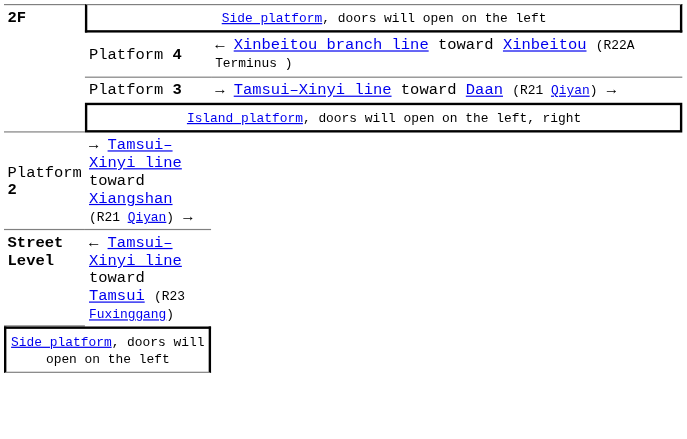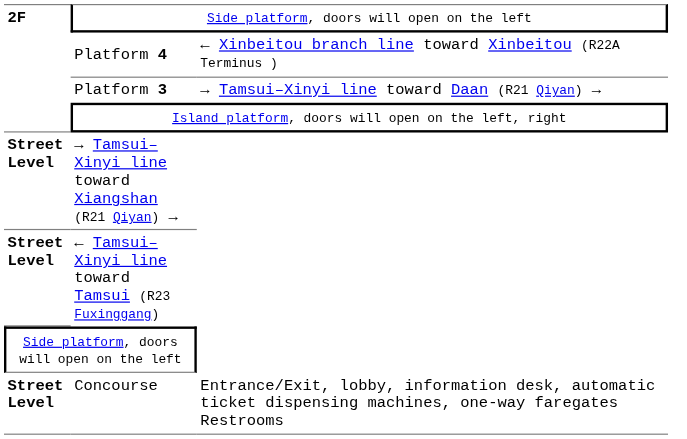(45, 181) Platform 2 -> (35, 154) Street Level
+ row: (116, 385)
